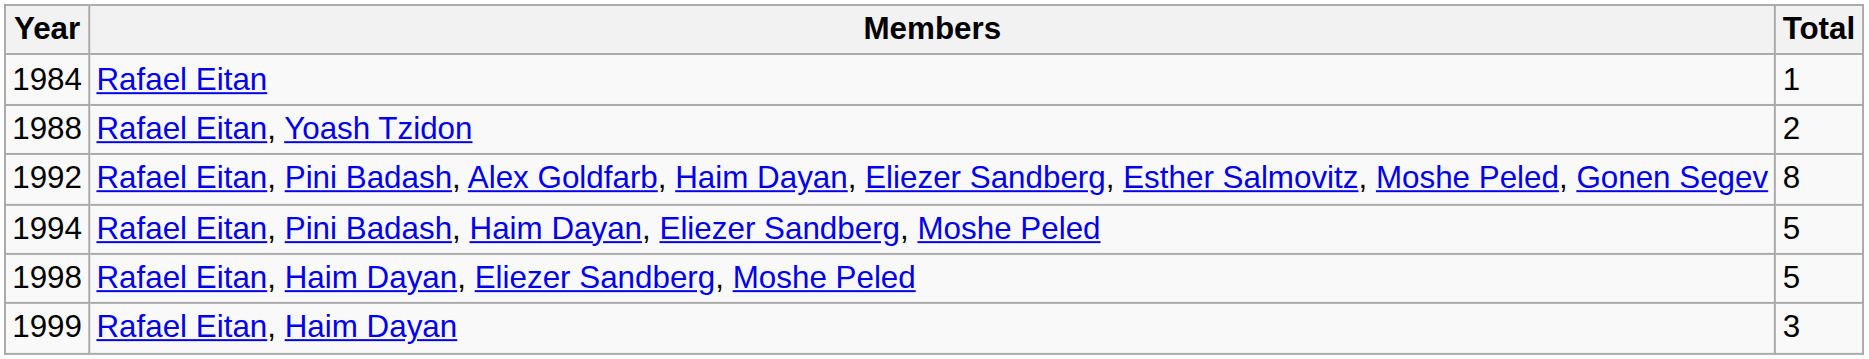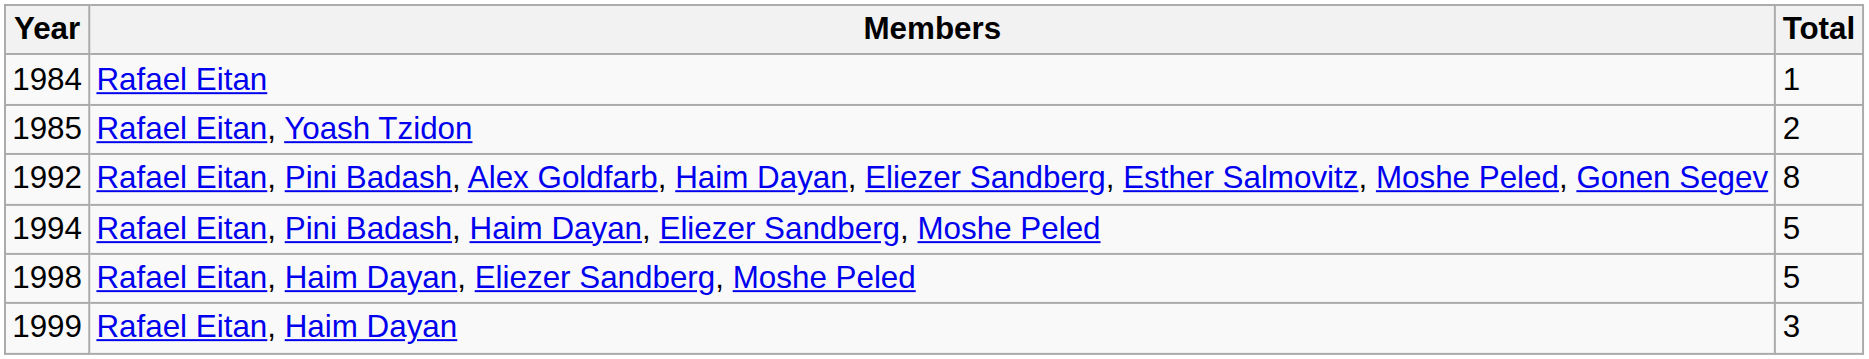(47, 128) 1988 -> (47, 128) 1985
